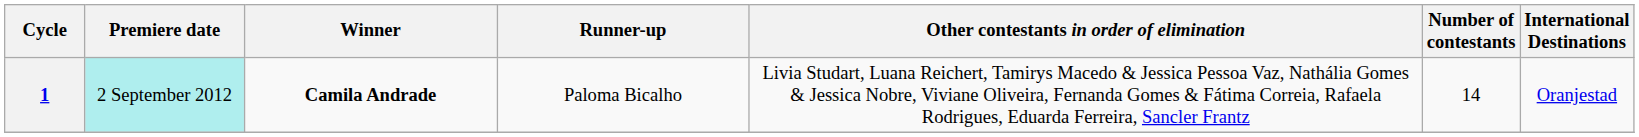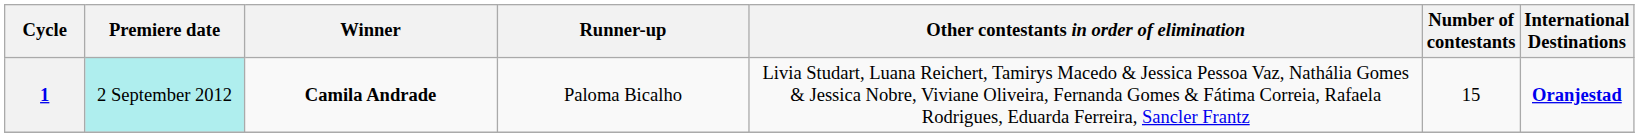(1471, 94) 14 -> (1471, 94) 15
(1577, 94) normal -> (1577, 94) bold
